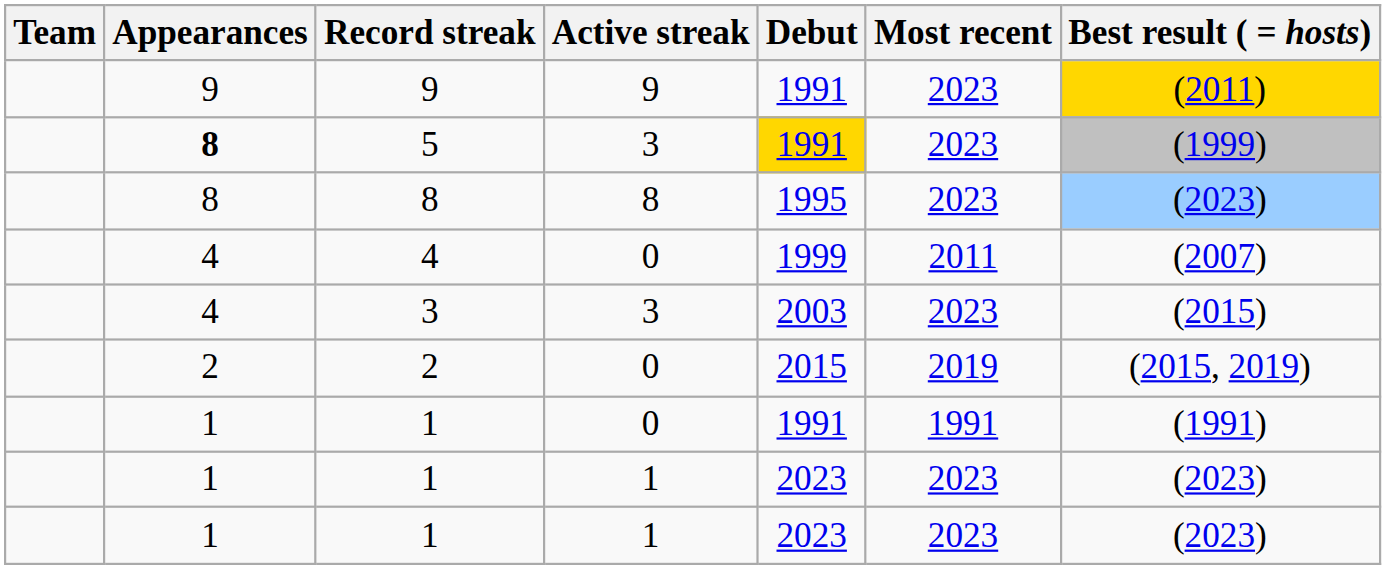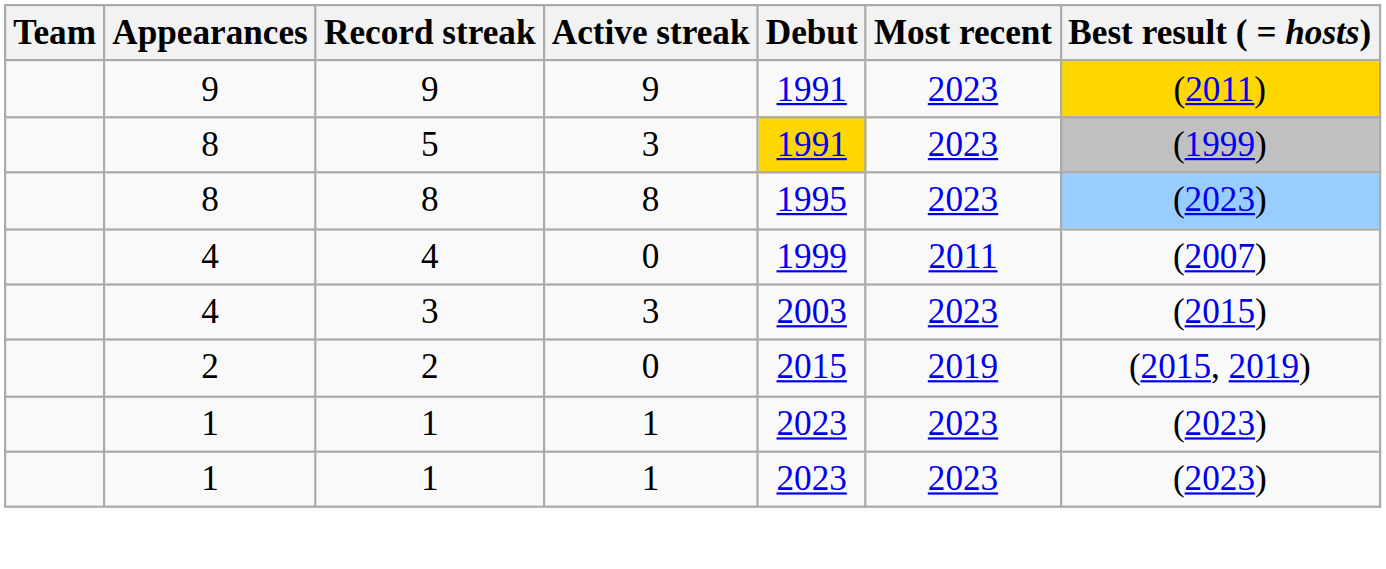(210, 144) bold -> (210, 144) normal
- row: (430, 423)
